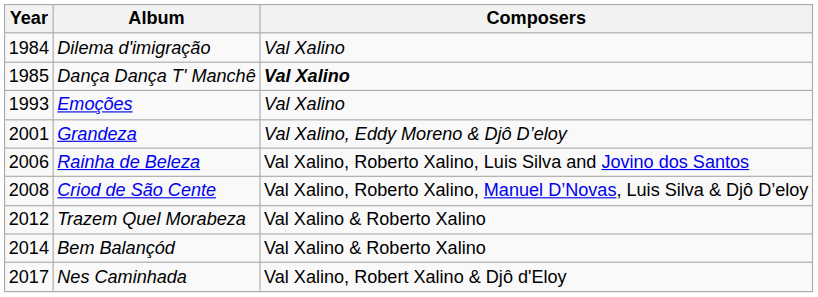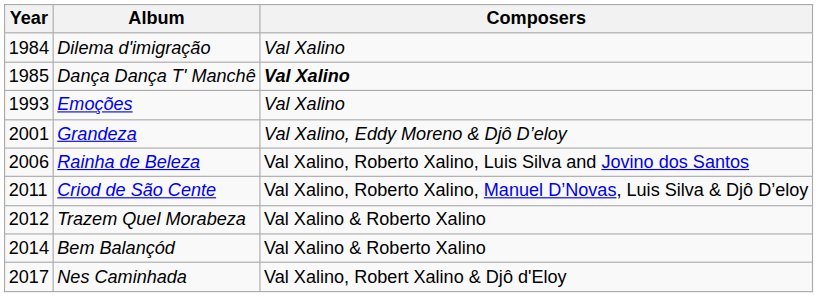(29, 190) 2008 -> (28, 190) 2011
